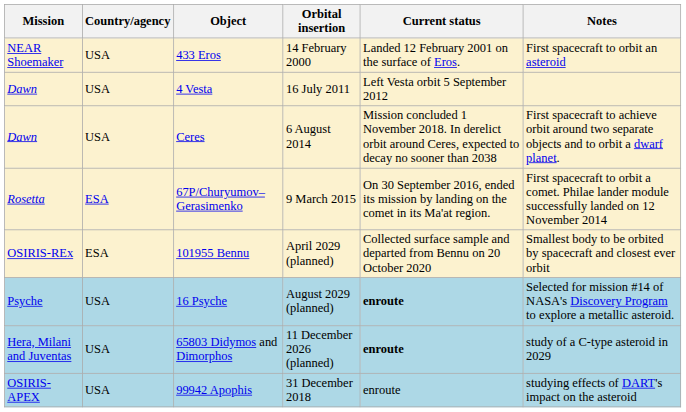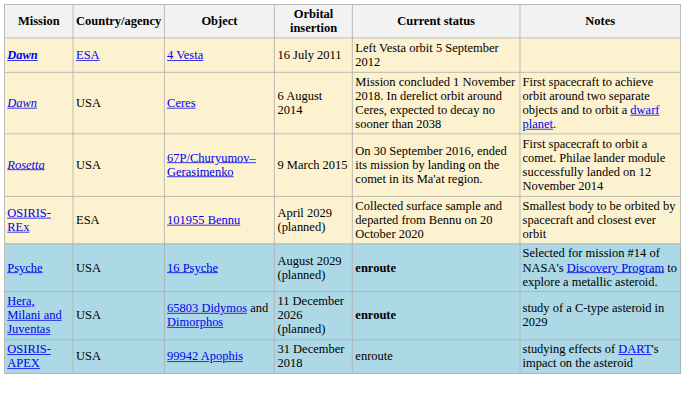- row: (198, 55)
(22, 89) normal -> (23, 55) bold
(98, 89) USA -> (88, 55) ESA
(97, 198) ESA -> (89, 165) USA
